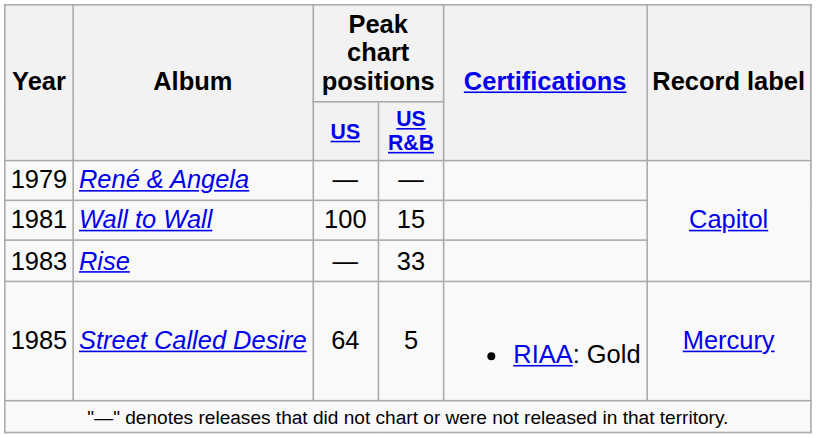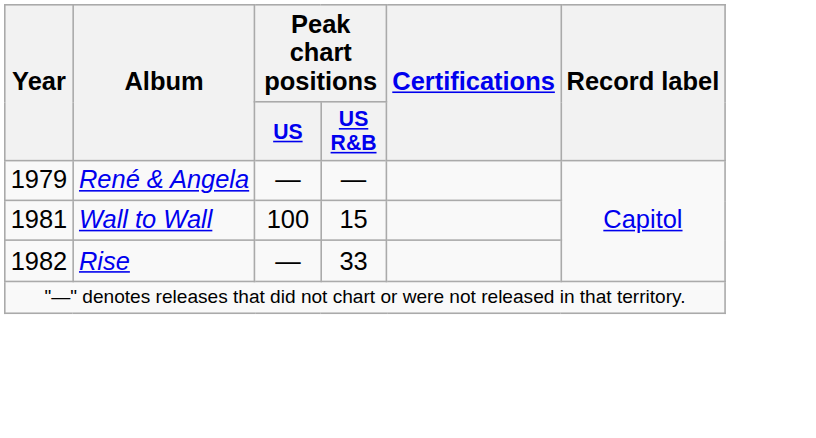(39, 260) 1983 -> (39, 260) 1982
- row: (193, 340)
